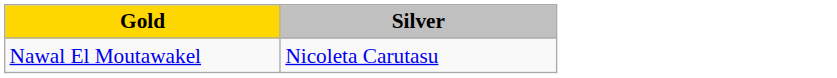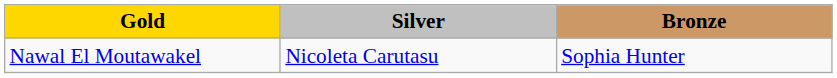+ column: (694, 21)
